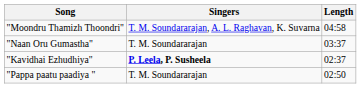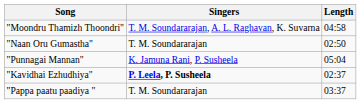(335, 44) 03:37 -> (335, 44) 02:50
+ row: (45, 59)
(335, 75) 02:50 -> (335, 91) 03:37
